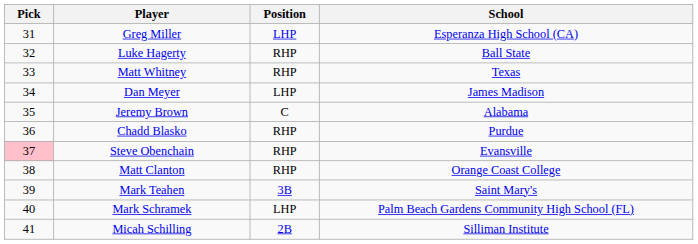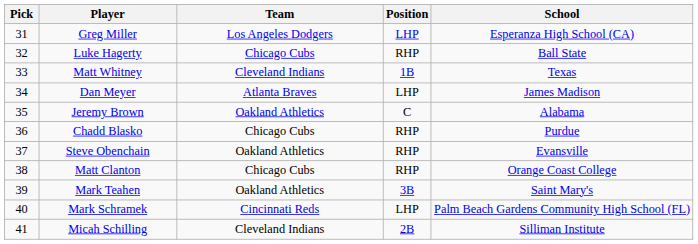+ column: (280, 14)
(285, 72) RHP -> (407, 72) 1B
(29, 151) pink background -> (22, 151) no background
